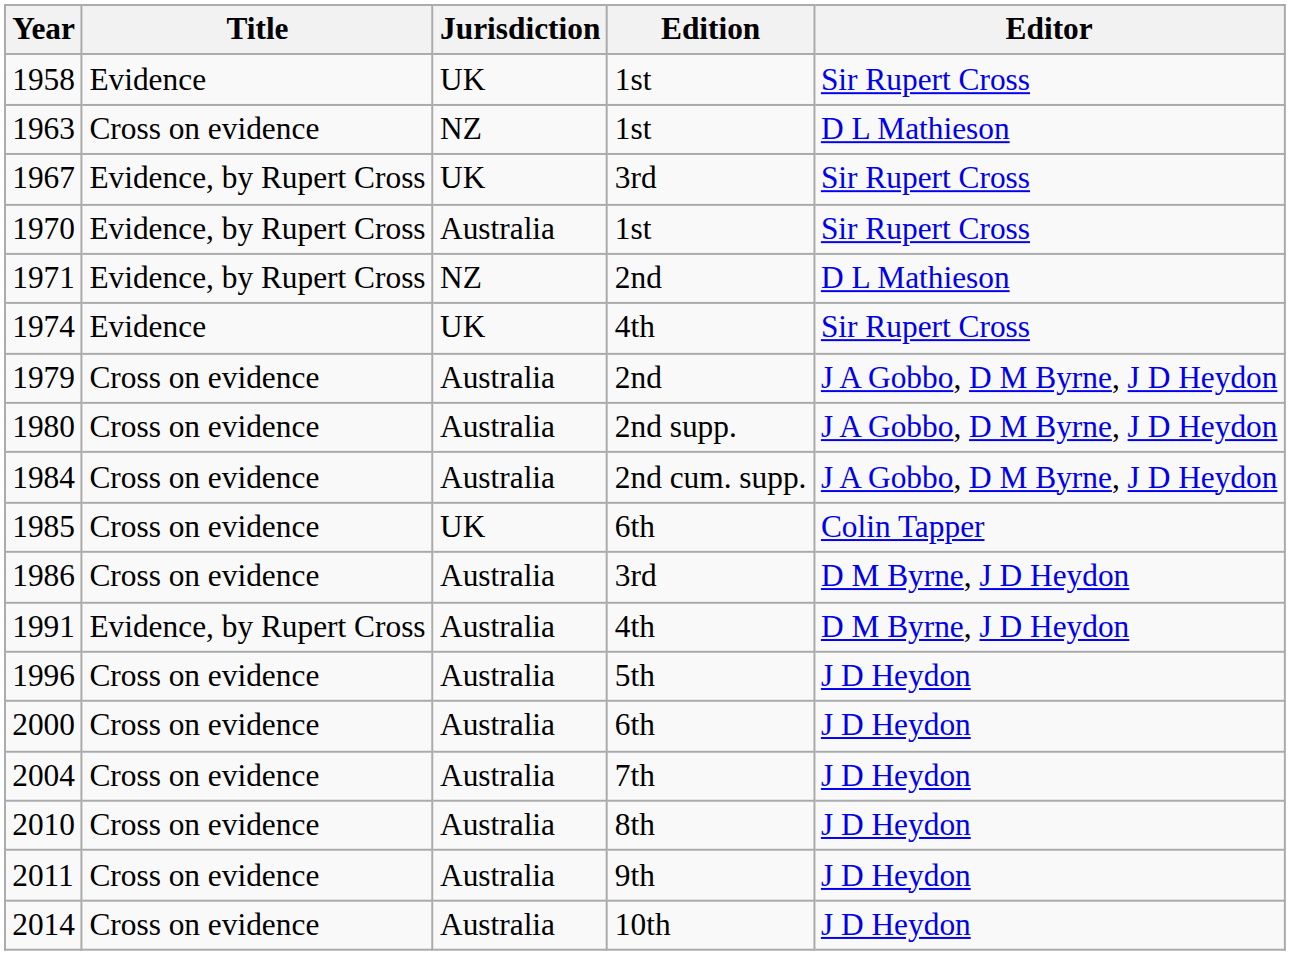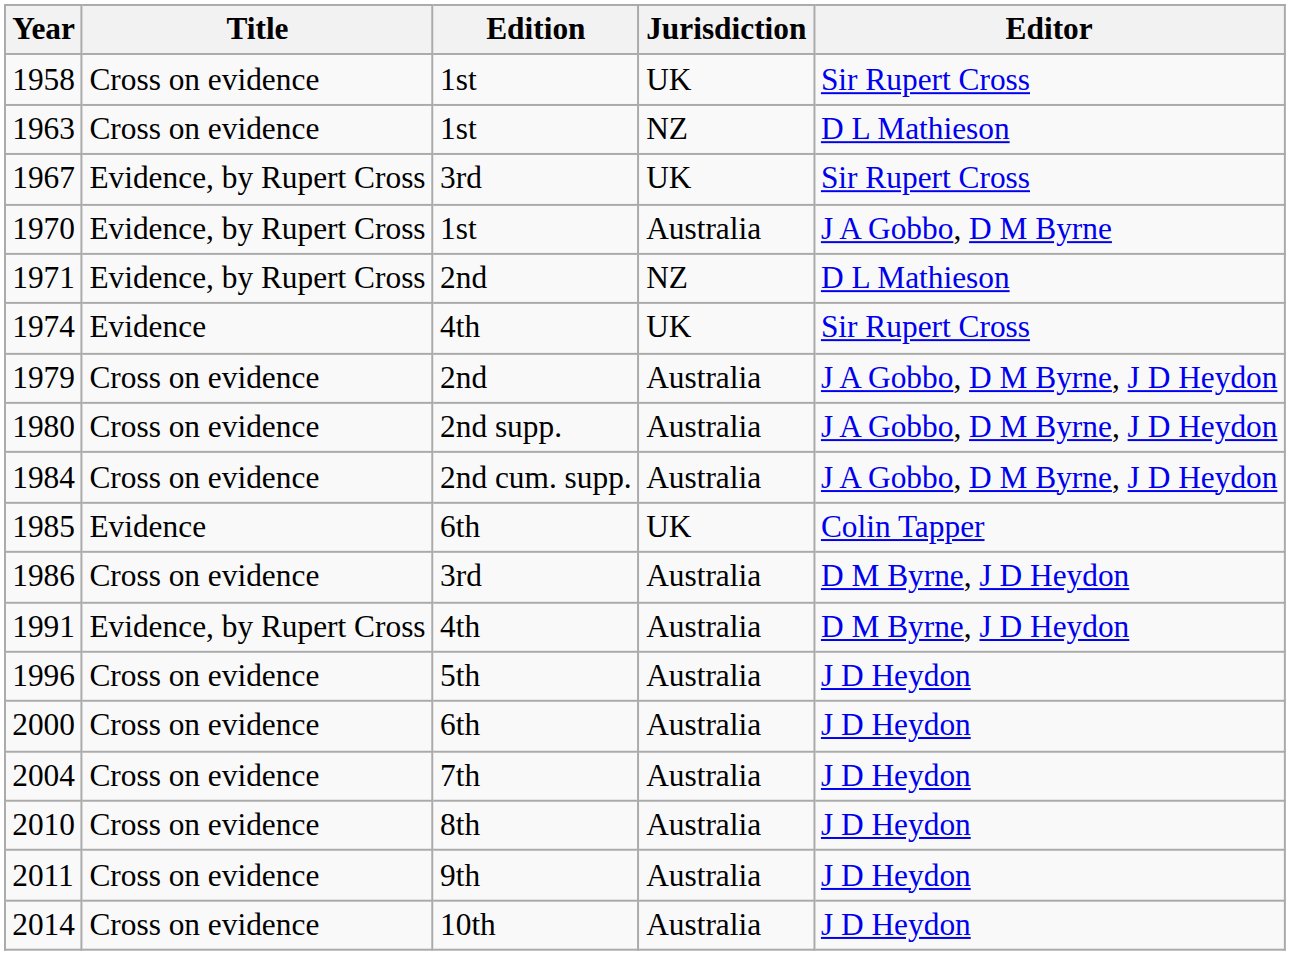columns swapped: (711, 29) <-> (520, 29)
(148, 79) Evidence -> (204, 79) Cross on evidence
(925, 228) Sir Rupert Cross -> (966, 228) J A Gobbo, D M Byrne
(204, 526) Cross on evidence -> (148, 526) Evidence
